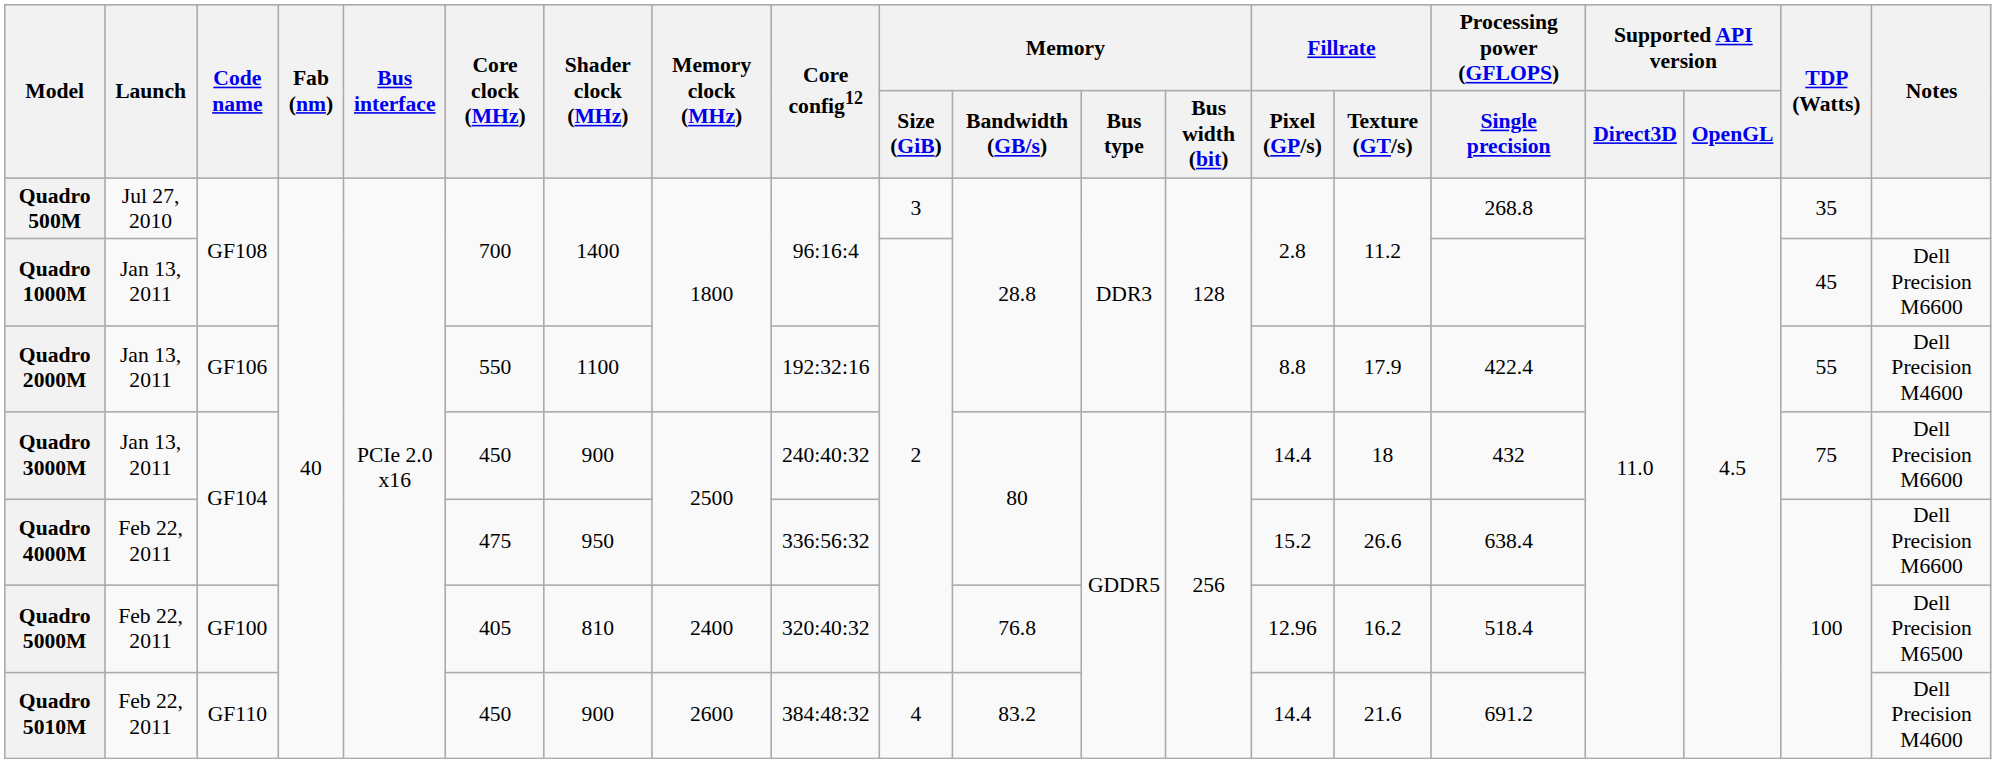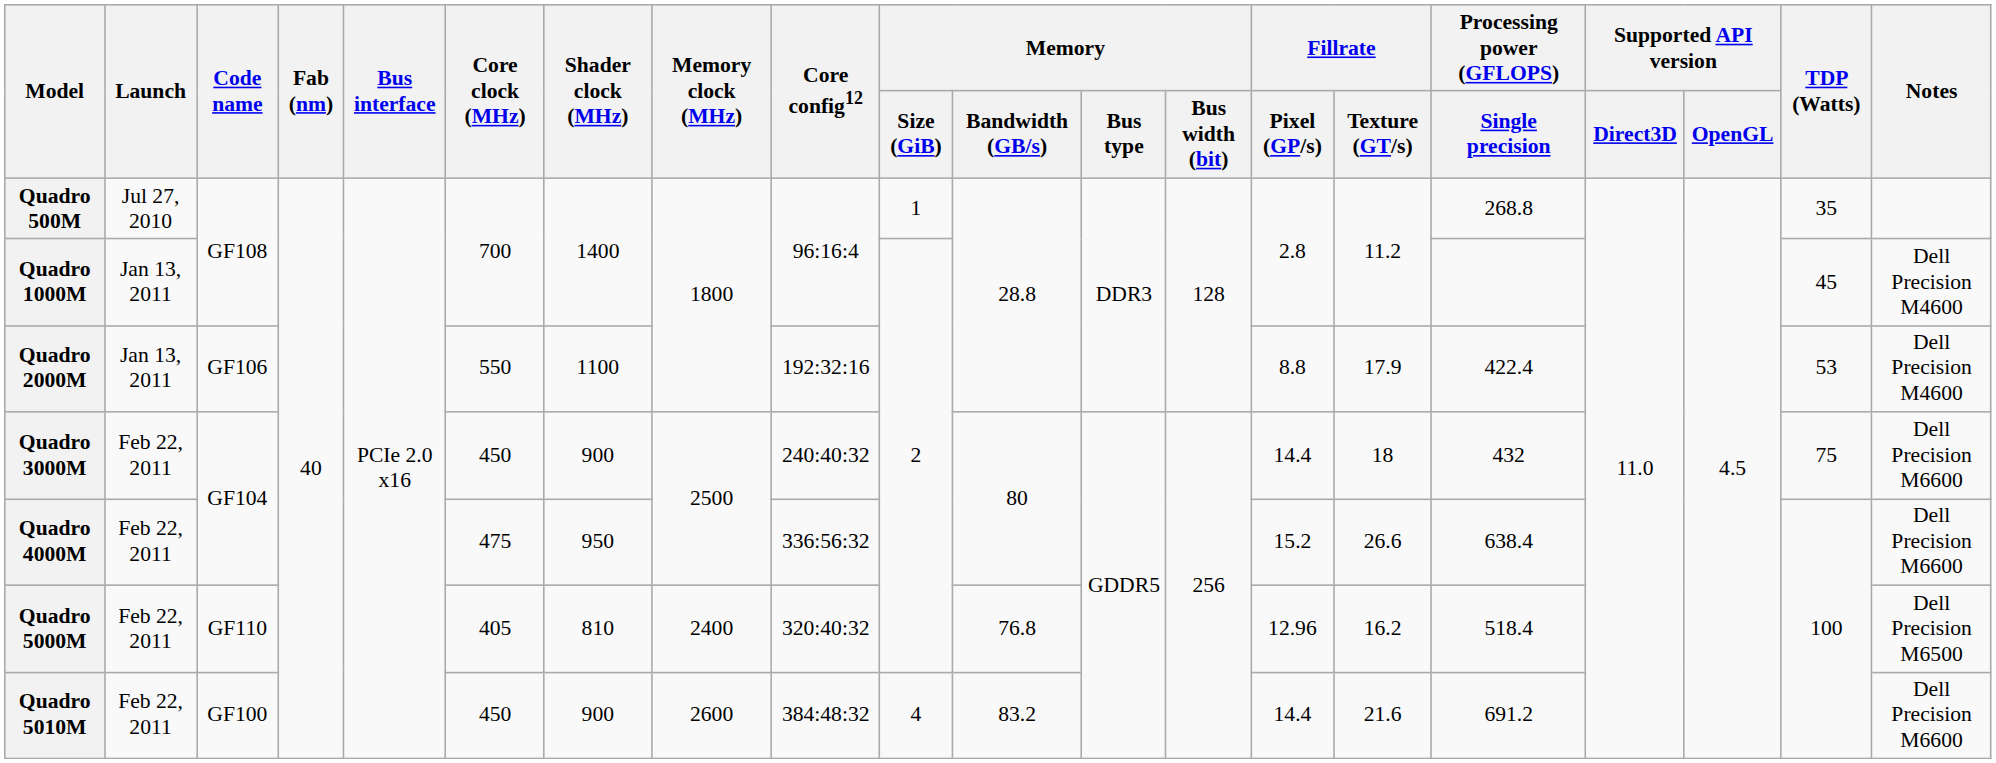(916, 207) 3 -> (916, 207) 1
(1932, 281) Dell Precision M6600 -> (1932, 281) Dell Precision M4600
(1826, 368) 55 -> (1826, 368) 53
(151, 454) Jan 13, 2011 -> (151, 454) Feb 22, 2011
(237, 627) GF100 -> (237, 627) GF110
(237, 714) GF110 -> (237, 714) GF100
(1932, 714) Dell Precision M4600 -> (1932, 714) Dell Precision M6600
